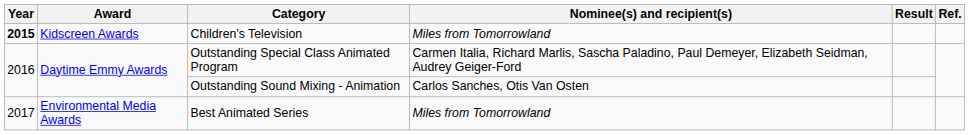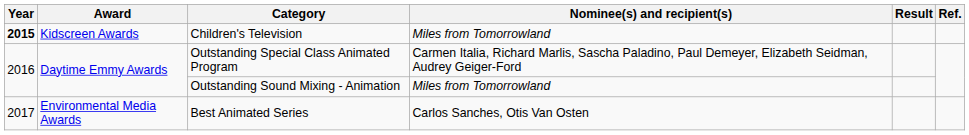(501, 86) Carlos Sanches, Otis Van Osten -> (481, 86) Miles from Tomorrowland
(481, 113) Miles from Tomorrowland -> (501, 113) Carlos Sanches, Otis Van Osten
